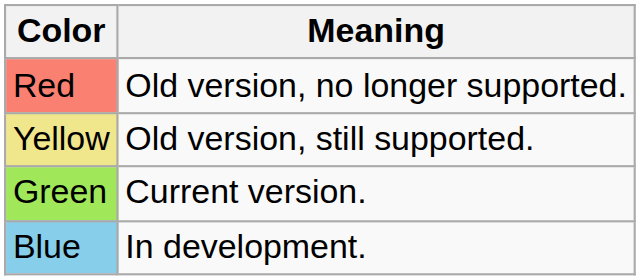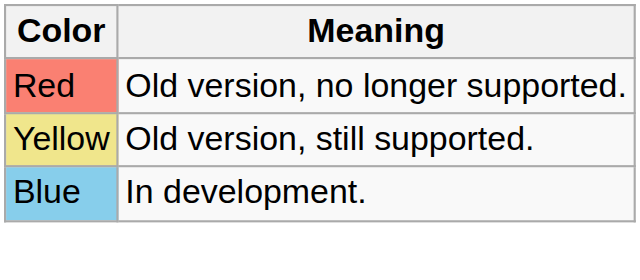- row: (60, 192)
